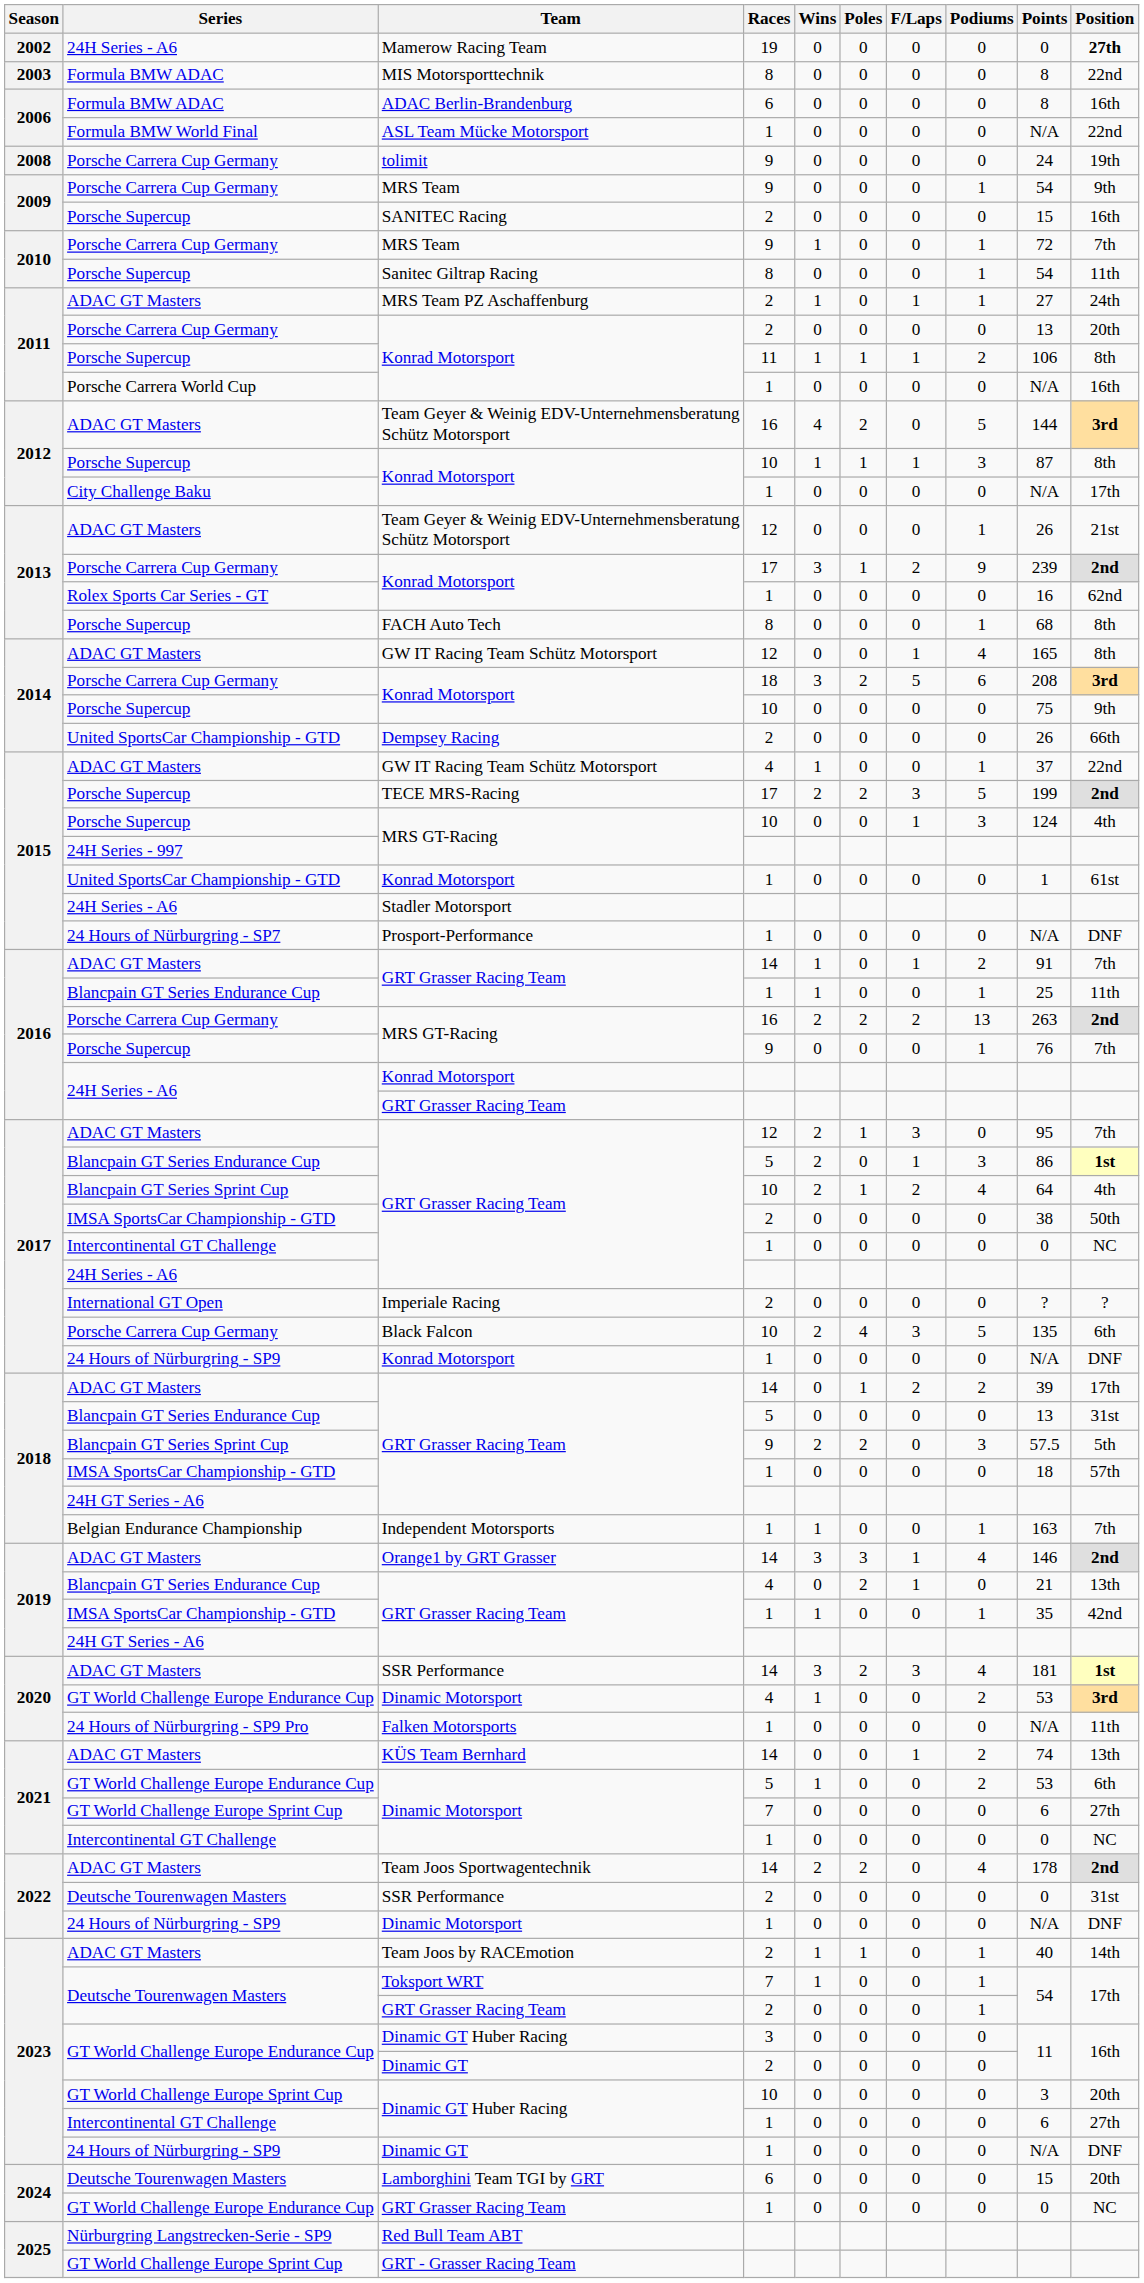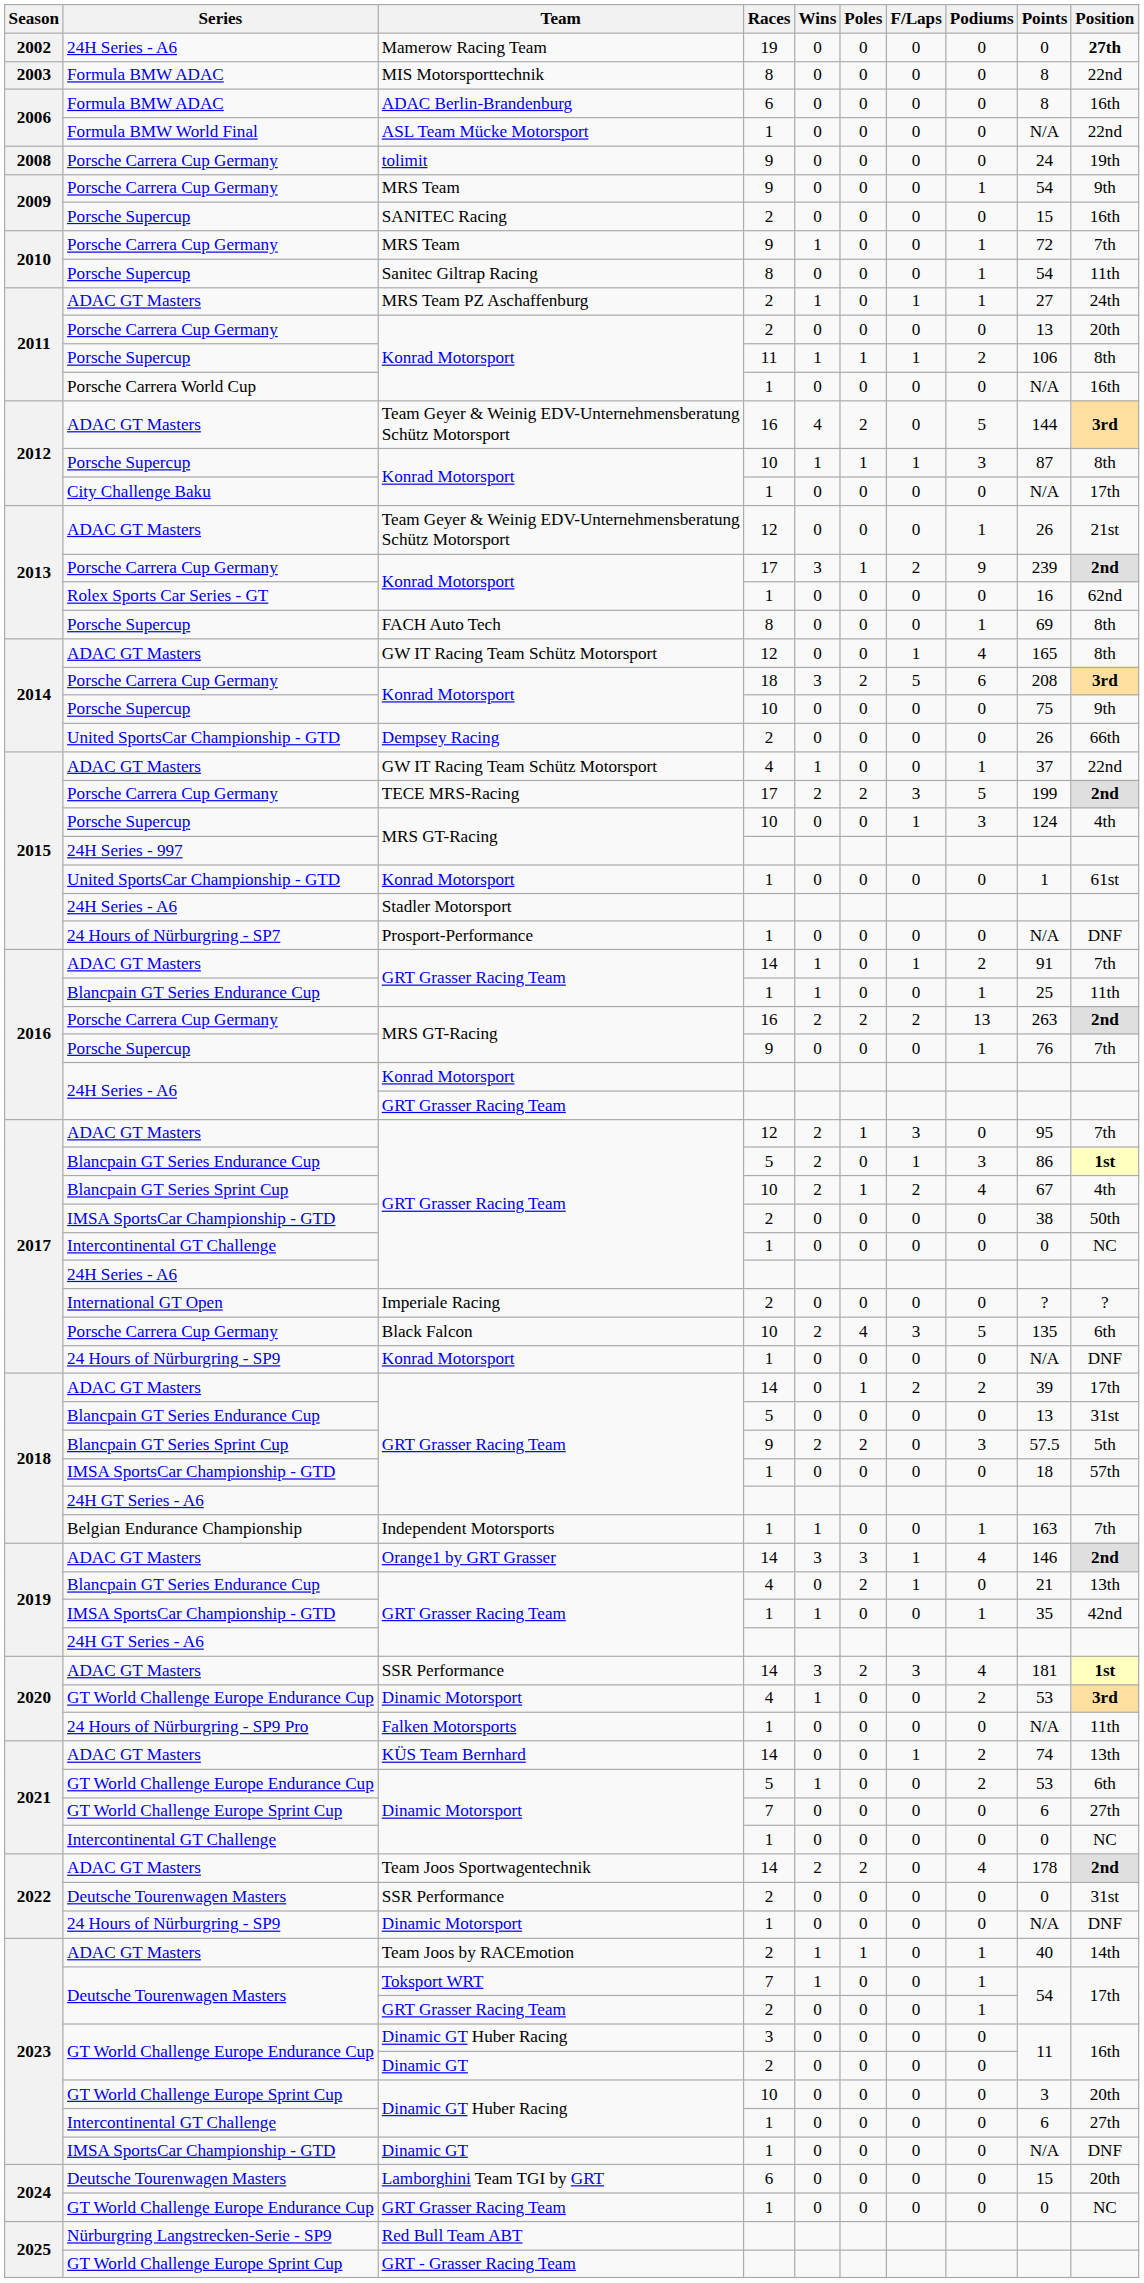(1044, 624) 68 -> (1044, 624) 69
(129, 794) Porsche Supercup -> (172, 794) Porsche Carrera Cup Germany
(1044, 1189) 64 -> (1044, 1189) 67
(174, 2150) 24 Hours of Nürburgring - SP9 -> (201, 2150) IMSA SportsCar Championship - GTD
